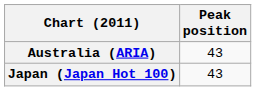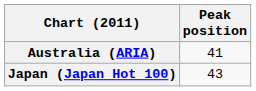(215, 53) 43 -> (215, 53) 41
